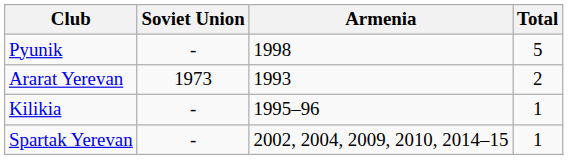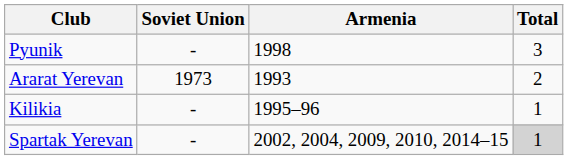(538, 49) 5 -> (538, 49) 3
(538, 139) no background -> (538, 139) lightgrey background
